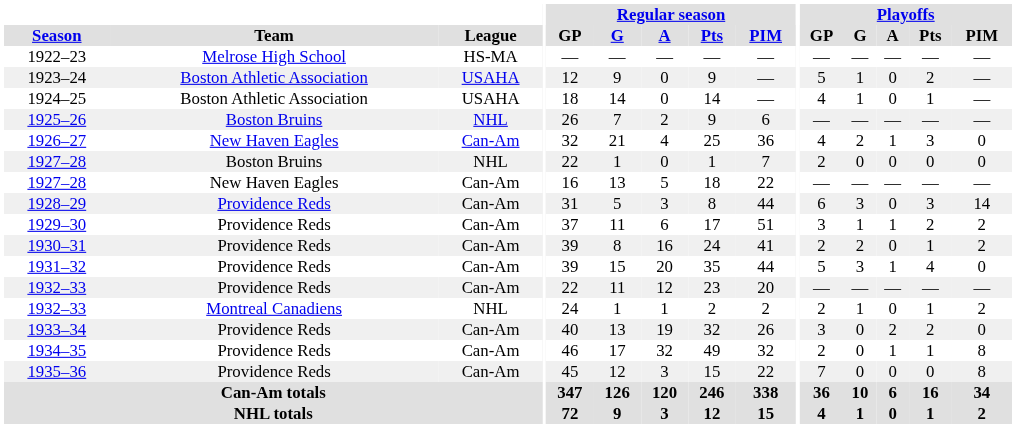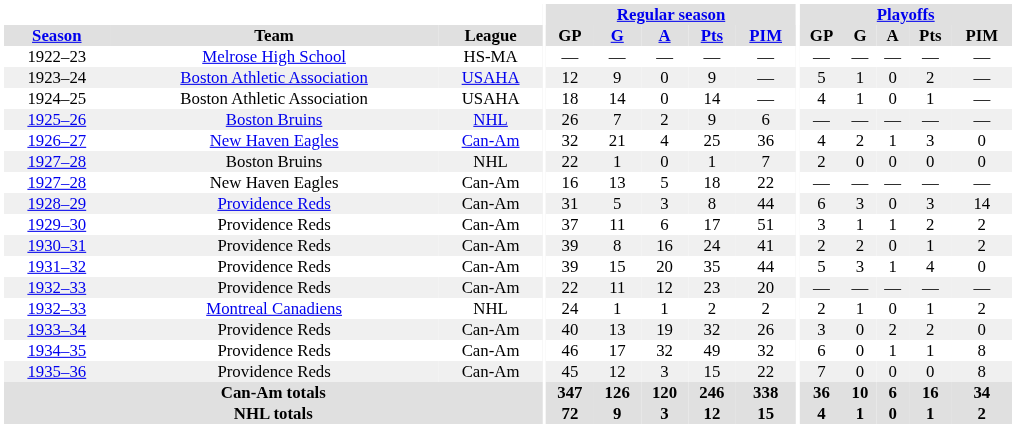(822, 350) 2 -> (822, 350) 6
